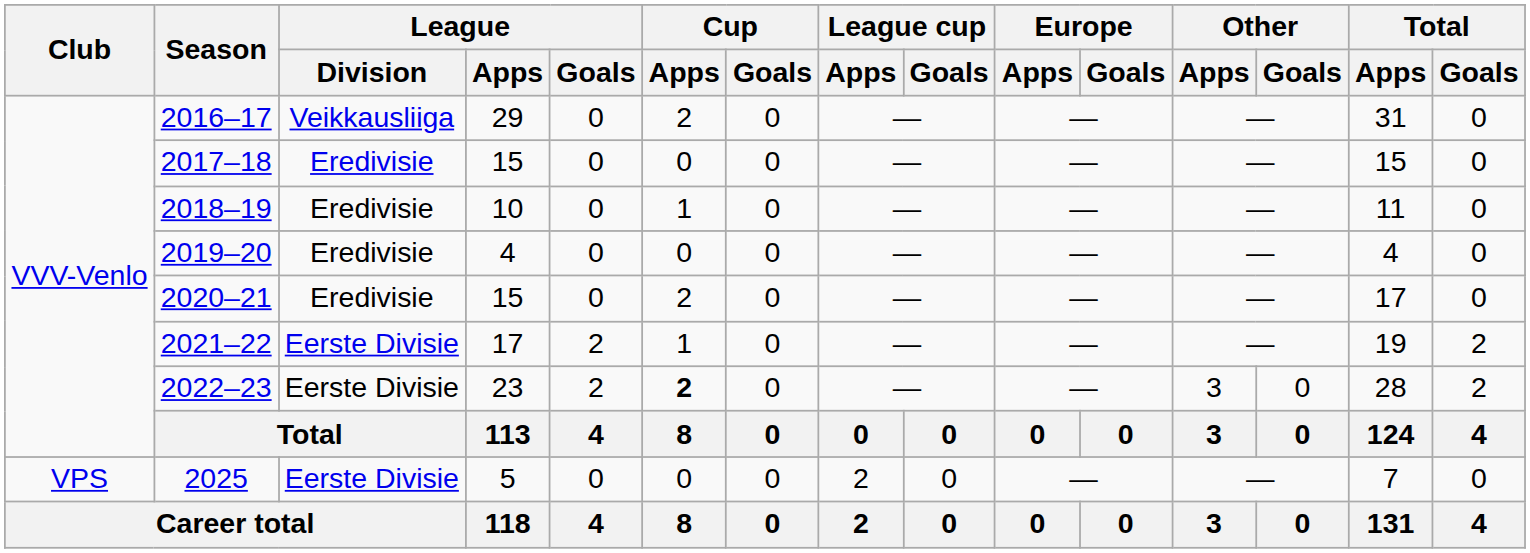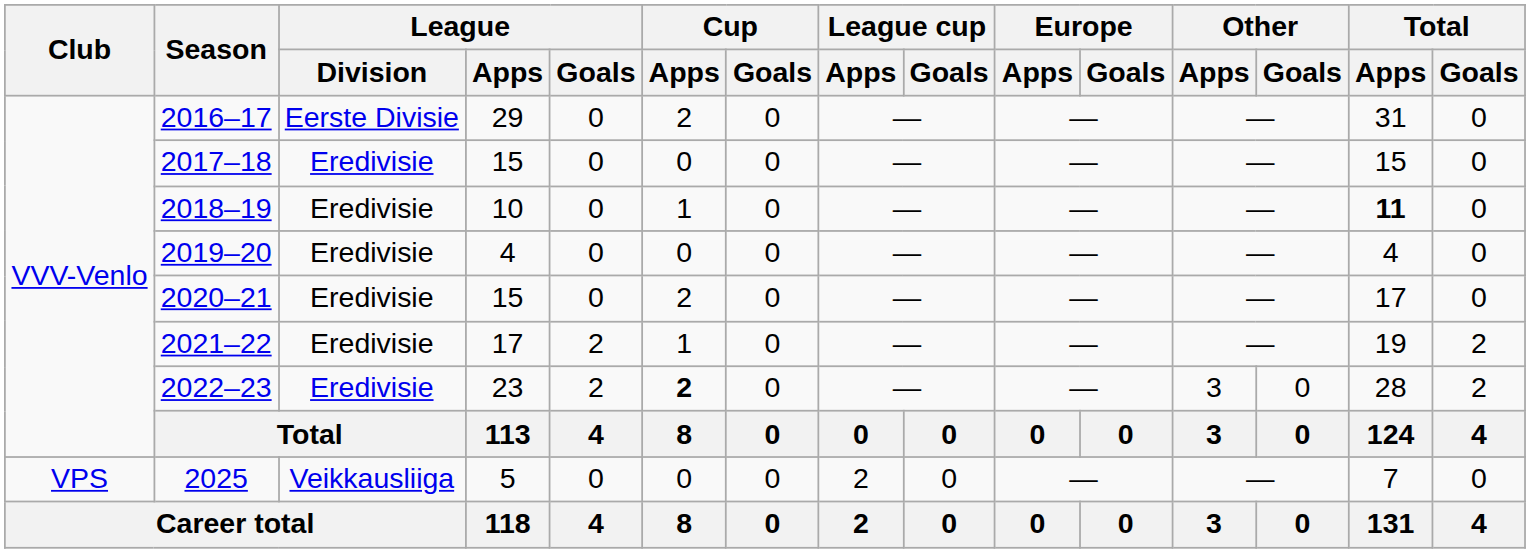(372, 117) Veikkausliiga -> (372, 117) Eerste Divisie
(1391, 207) normal -> (1391, 207) bold
(372, 343) Eerste Divisie -> (372, 343) Eredivisie
(372, 388) Eerste Divisie -> (372, 388) Eredivisie
(372, 478) Eerste Divisie -> (372, 478) Veikkausliiga
